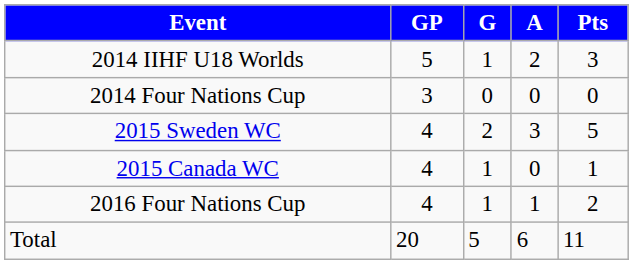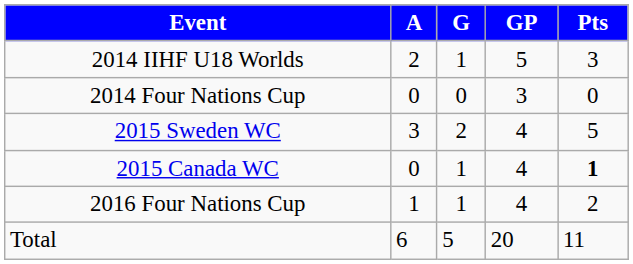columns swapped: (427, 22) <-> (535, 22)
(593, 167) normal -> (593, 167) bold
